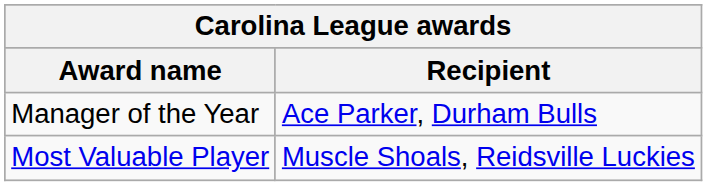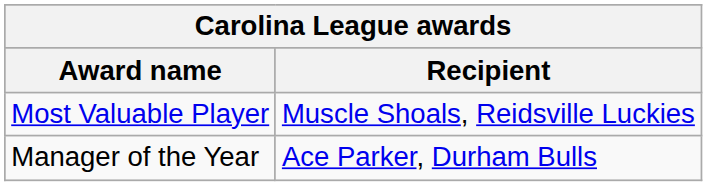rows swapped: (140, 157) <-> (135, 113)
